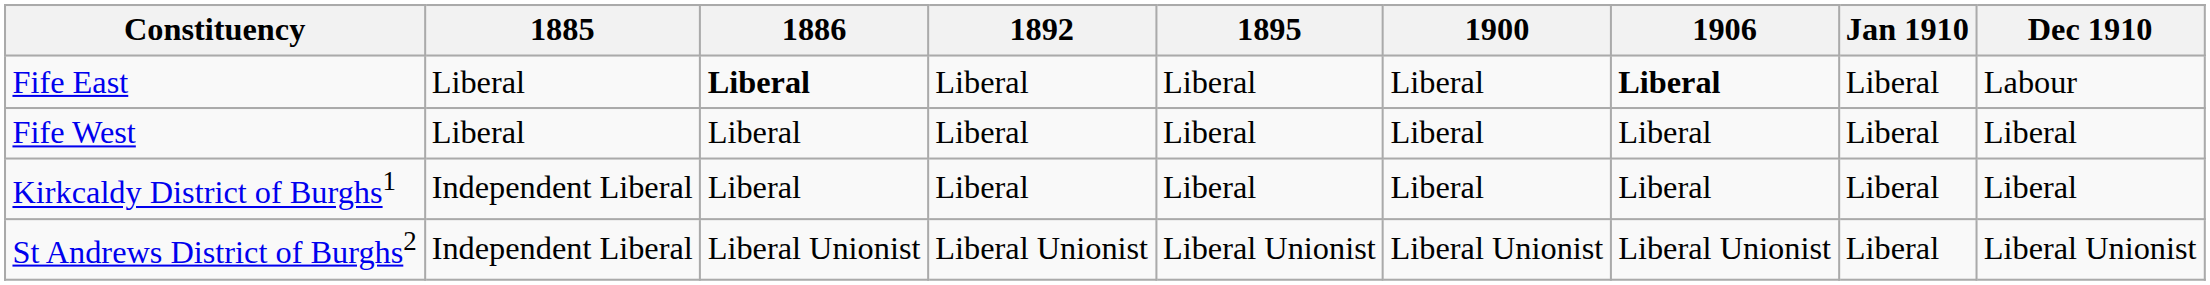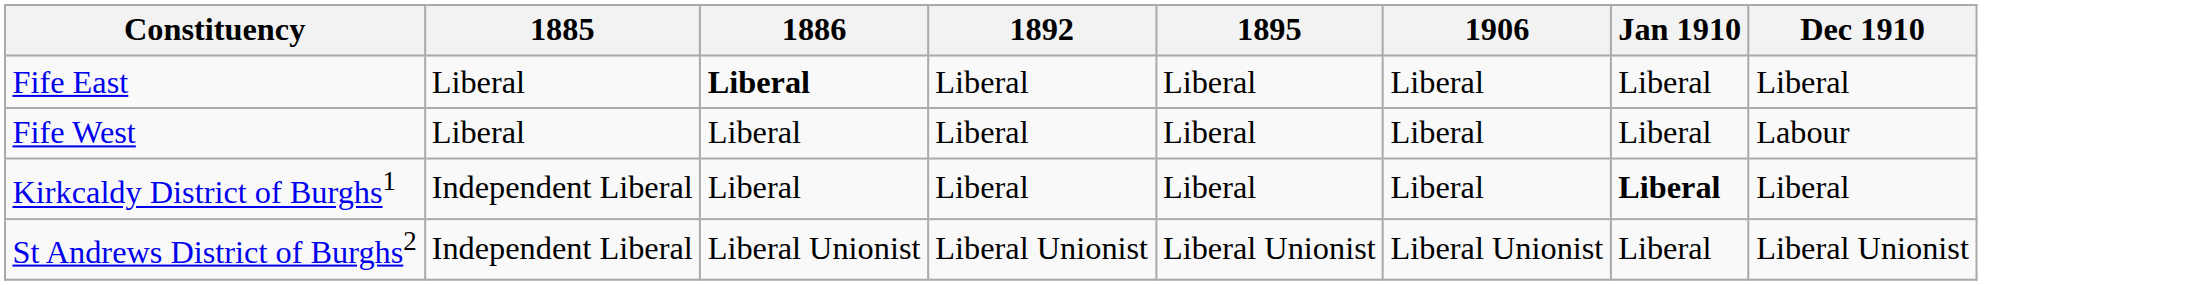- column: (1497, 30)
(1669, 81) bold -> (1437, 81) normal
(2030, 81) Labour -> (1803, 81) Liberal
(2030, 132) Liberal -> (1803, 132) Labour
(1893, 188) normal -> (1669, 188) bold
